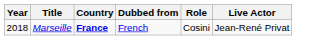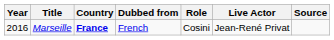+ column: (311, 12)
(17, 28) 2018 -> (17, 28) 2016
